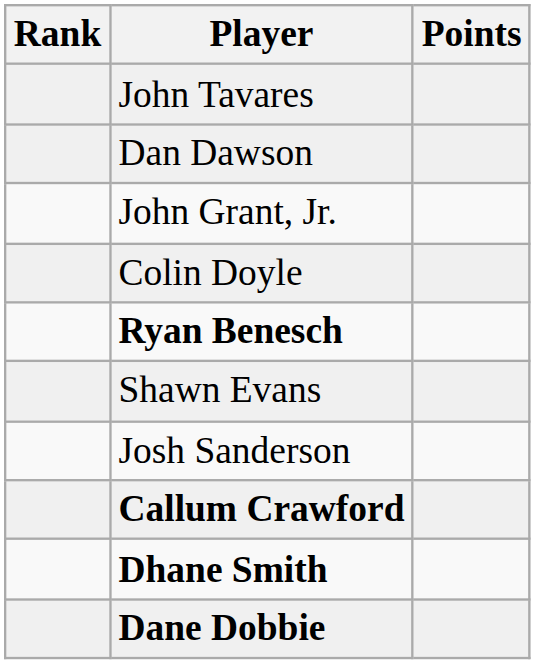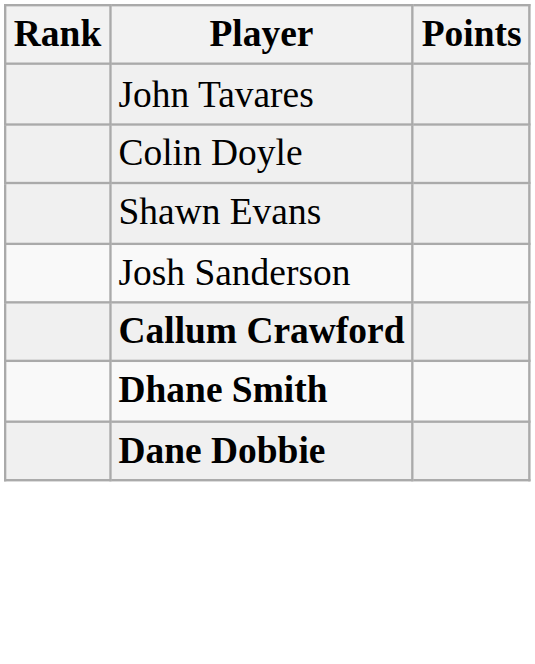- row: (216, 152)
- row: (228, 212)
- row: (231, 331)
